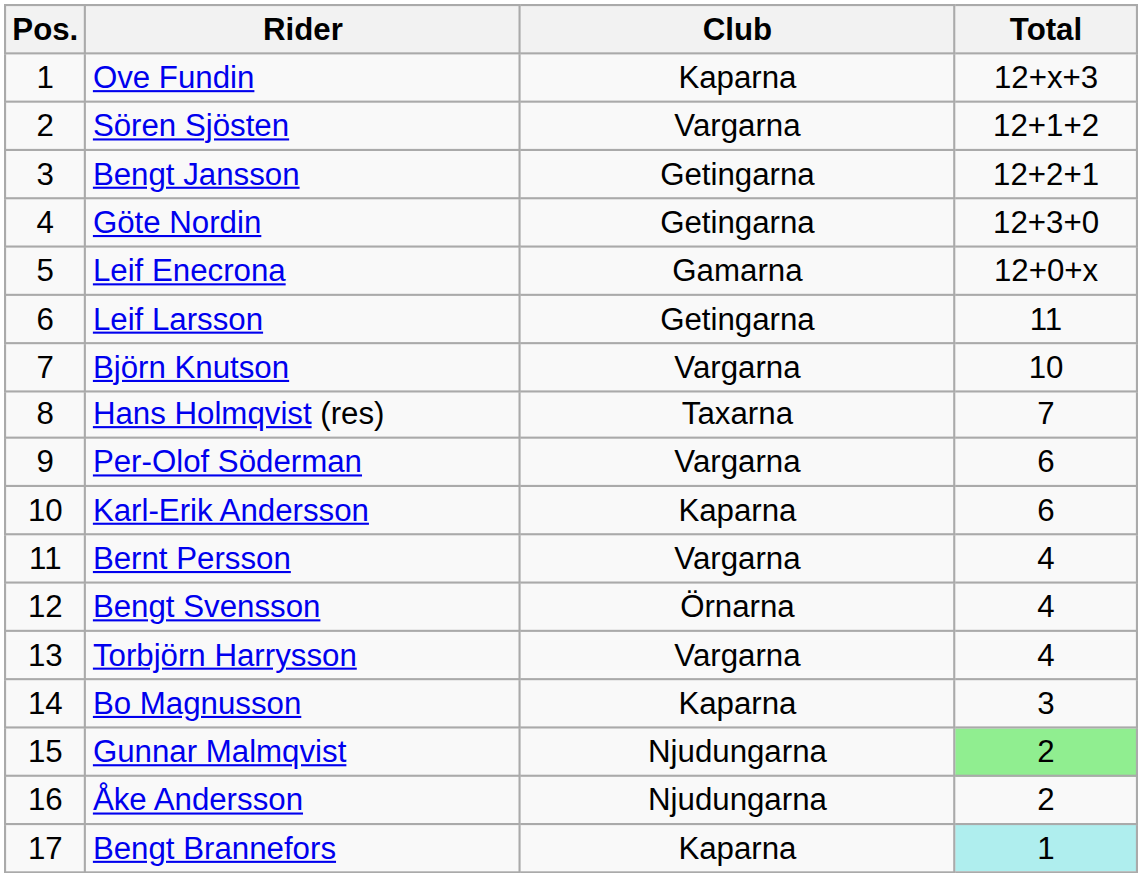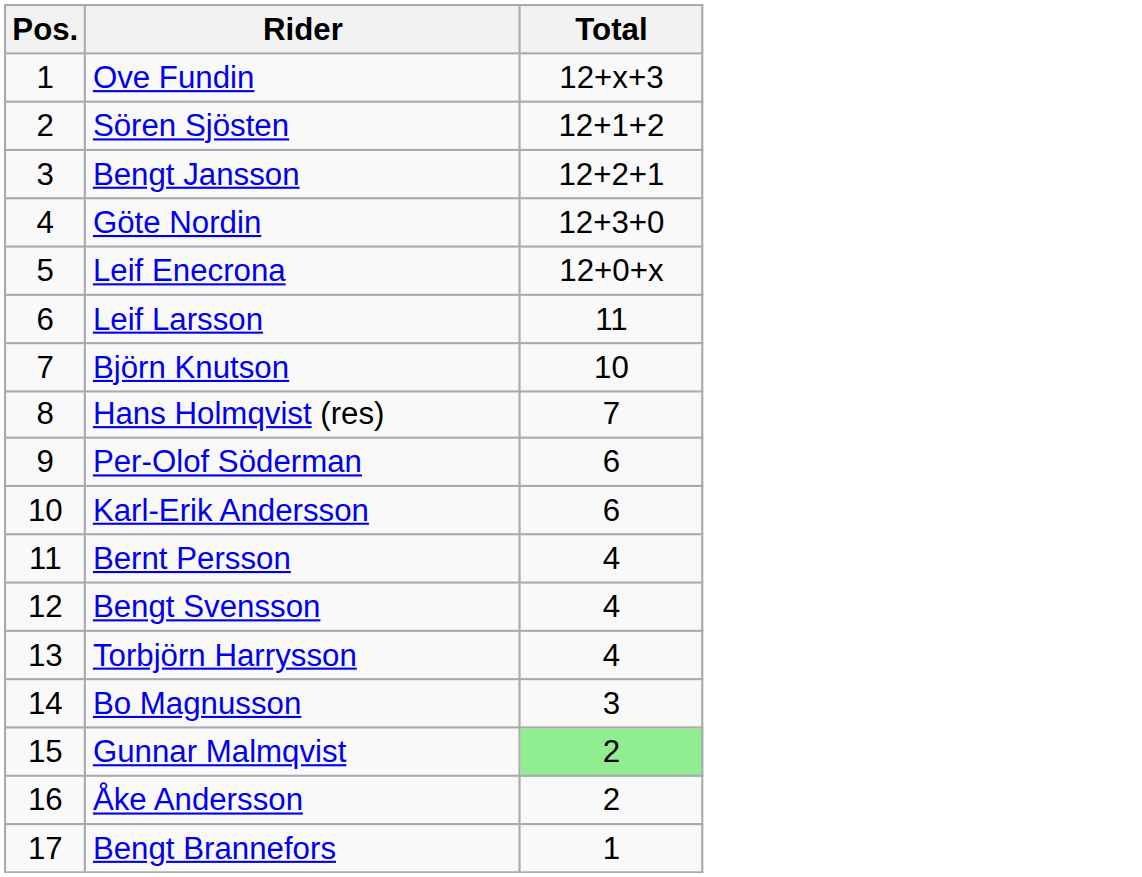- column: (737, 29)
(1046, 848) paleturquoise background -> (611, 848) no background
